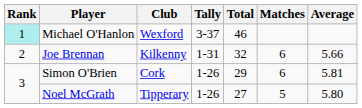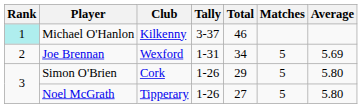(162, 34) Wexford -> (163, 34) Kilkenny
(163, 53) Kilkenny -> (162, 53) Wexford
(240, 53) 32 -> (240, 53) 34
(282, 53) 6 -> (282, 53) 5
(332, 53) 5.66 -> (332, 53) 5.69
(282, 73) 6 -> (282, 73) 5
(332, 73) 5.81 -> (332, 73) 5.80
